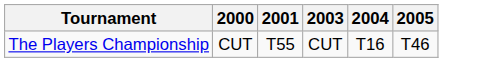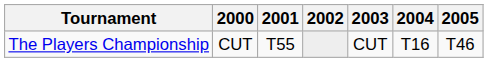+ column: (325, 18)
